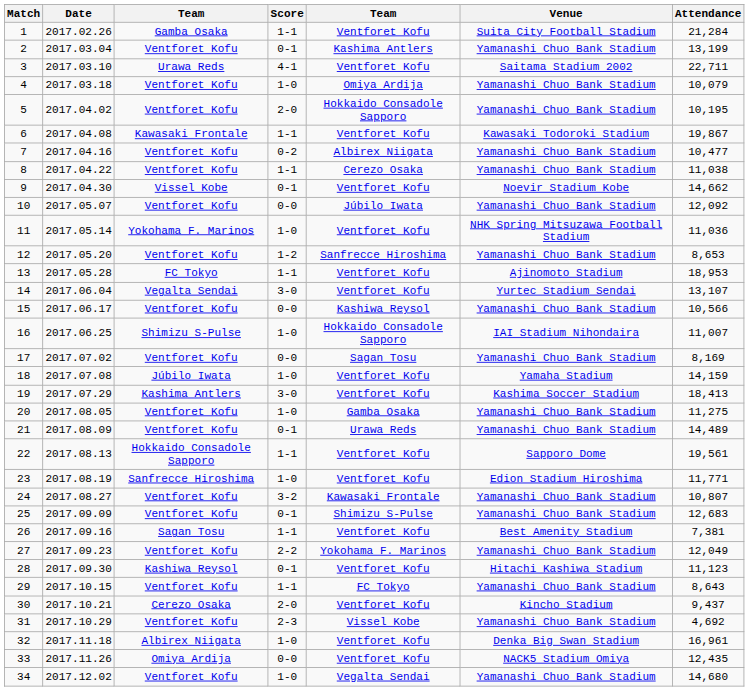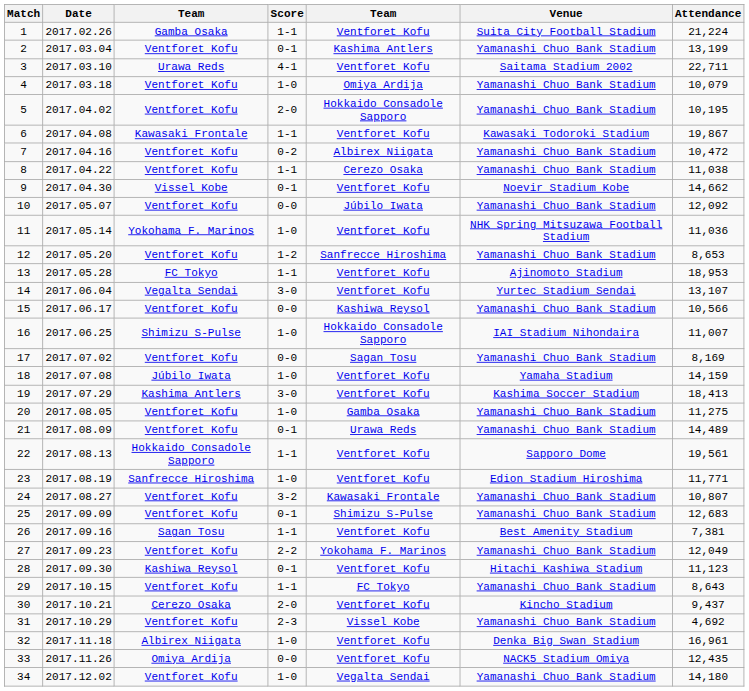(708, 31) 21,284 -> (708, 31) 21,224
(708, 152) 10,477 -> (708, 152) 10,472
(708, 677) 14,680 -> (708, 677) 14,180
